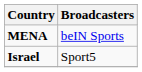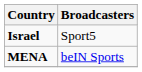rows swapped: (27, 35) <-> (23, 56)
